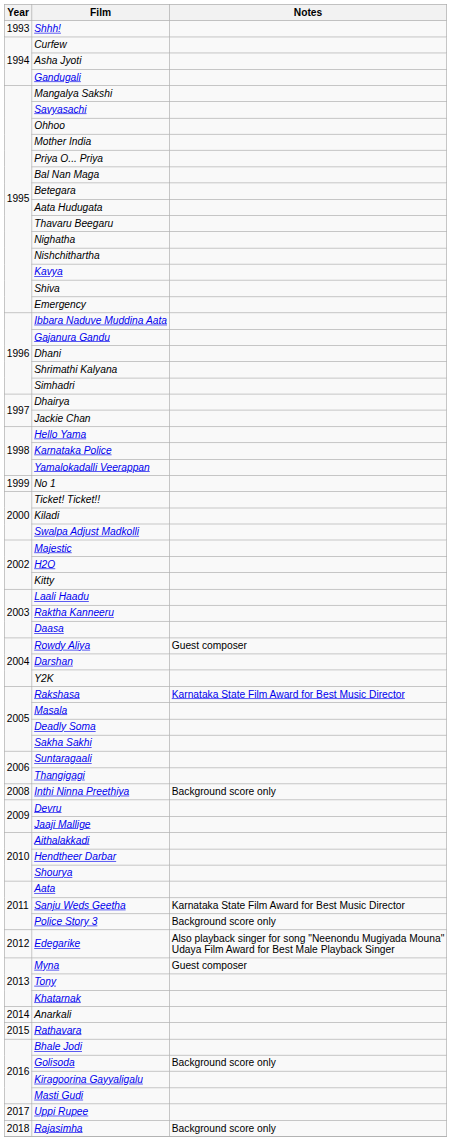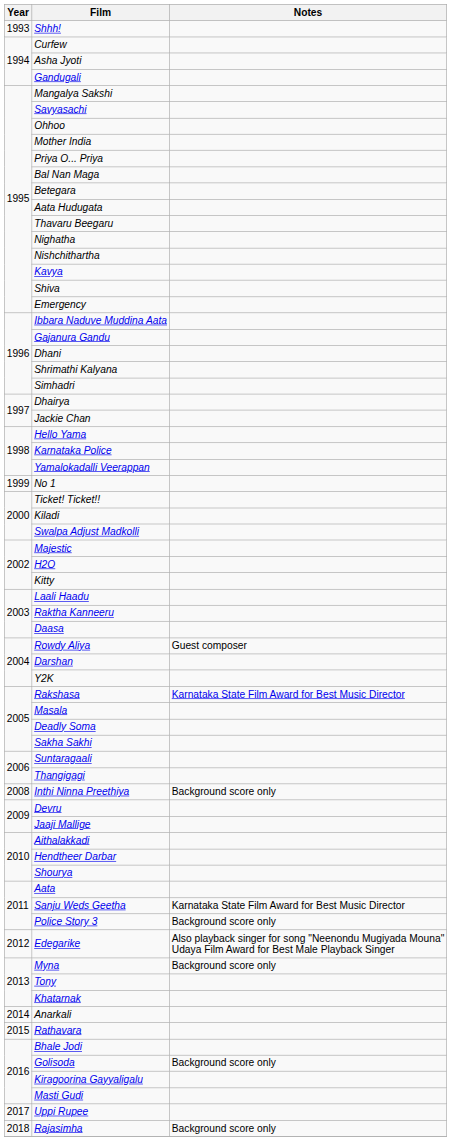(209, 966) Guest composer -> (224, 966) Background score only
